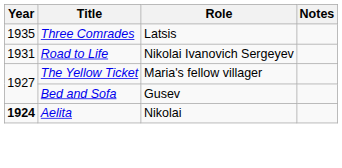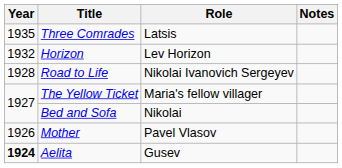+ row: (62, 53)
(21, 53) 1931 -> (21, 73) 1928
(162, 93) Gusev -> (163, 113) Nikolai
+ row: (60, 133)
(163, 113) Nikolai -> (162, 152) Gusev
